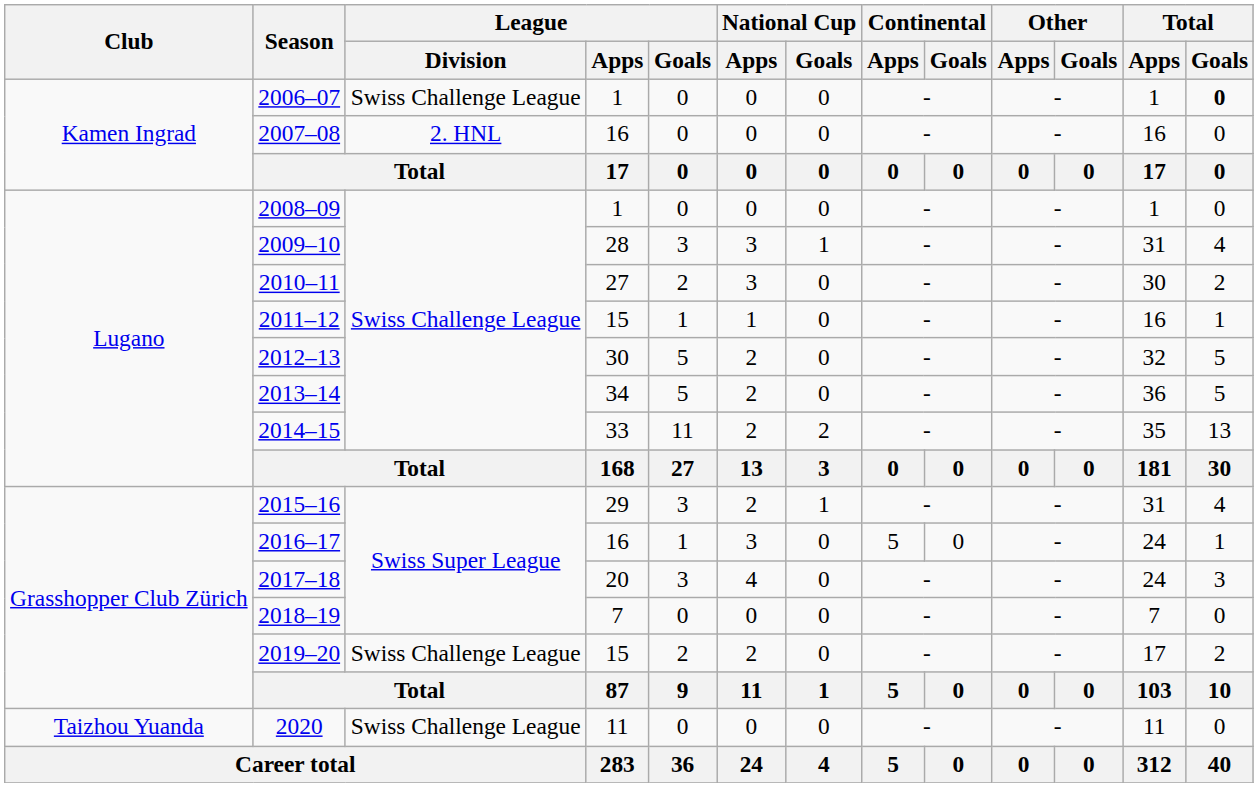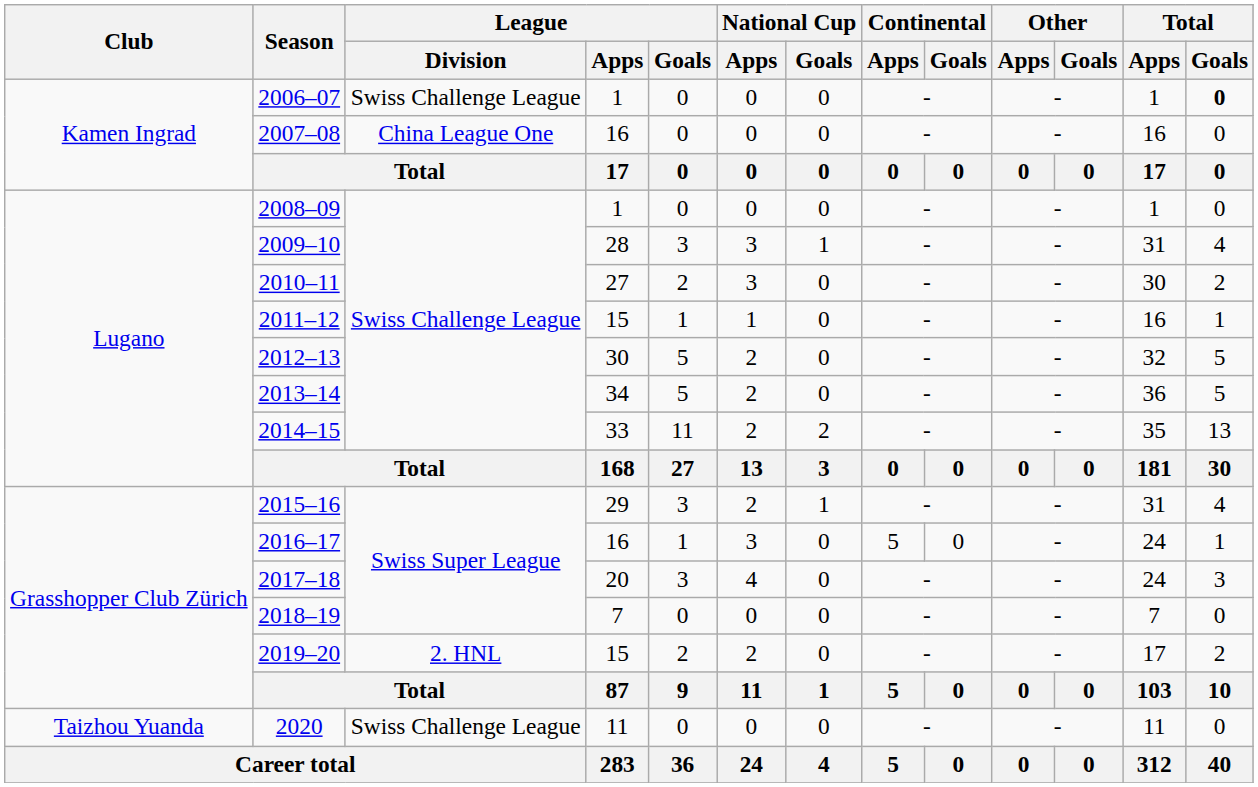(466, 134) 2. HNL -> (466, 134) China League One
(466, 652) Swiss Challenge League -> (466, 652) 2. HNL
